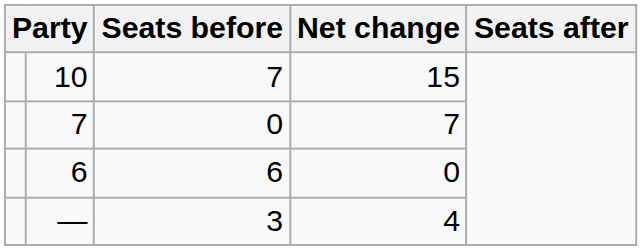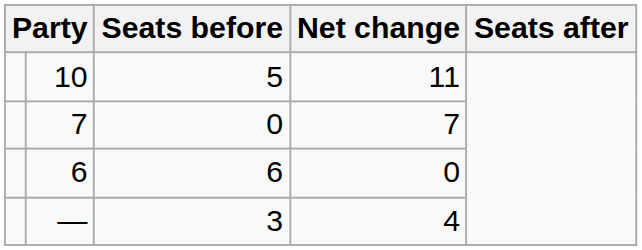(275, 76) 7 -> (275, 76) 5
(443, 76) 15 -> (444, 76) 11
